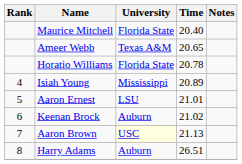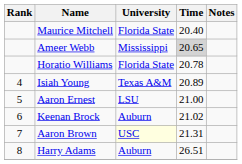(145, 47) Texas A&M -> (143, 47) Mississippi
(191, 47) no background -> (191, 47) lightgrey background
(143, 82) Mississippi -> (145, 82) Texas A&M
(191, 99) 21.01 -> (191, 99) 21.00
(191, 133) 21.13 -> (191, 133) 21.31
